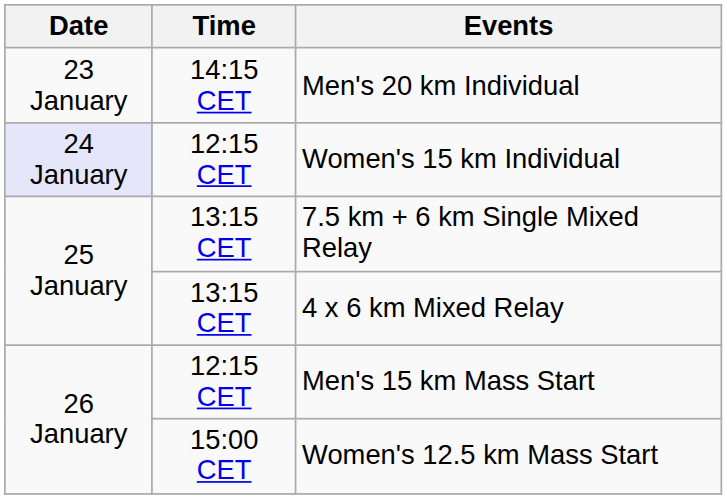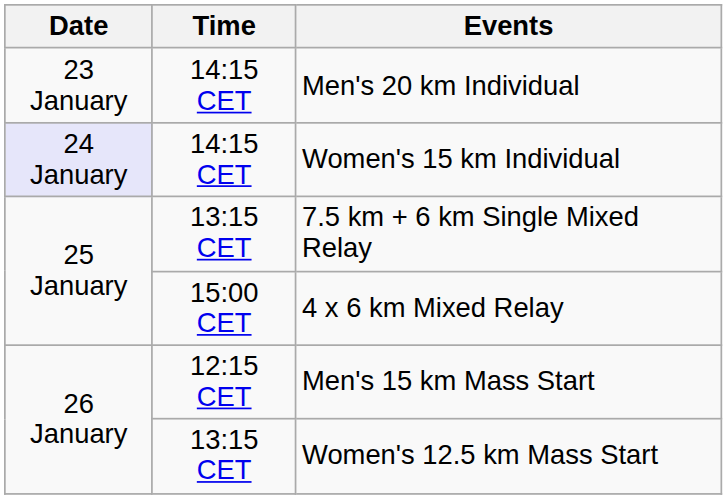(224, 159) 12:15 CET -> (224, 159) 14:15 CET
(224, 307) 13:15 CET -> (224, 307) 15:00 CET
(224, 455) 15:00 CET -> (224, 455) 13:15 CET
